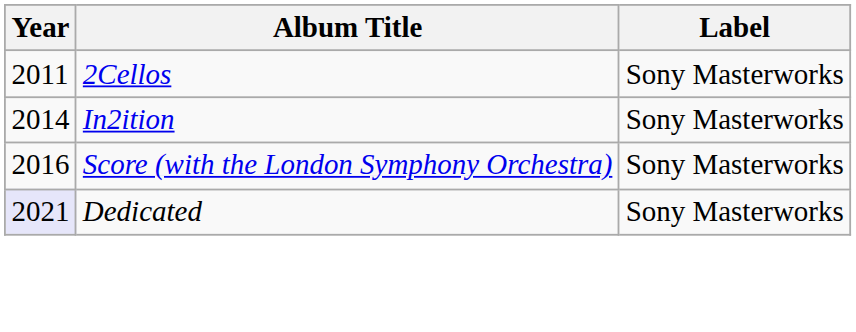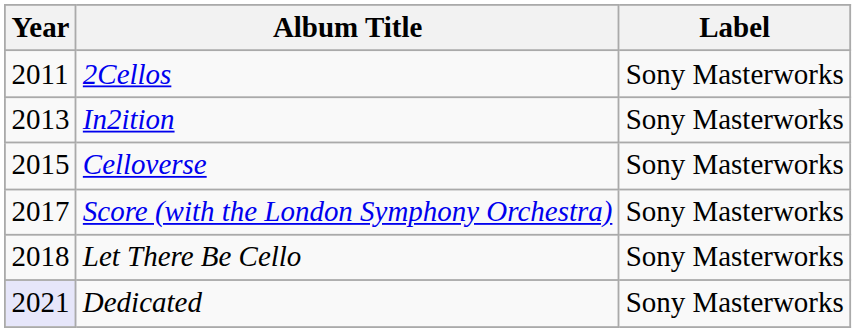(41, 119) 2014 -> (41, 119) 2013
+ row: (145, 165)
(41, 165) 2016 -> (41, 211) 2017
+ row: (192, 257)
